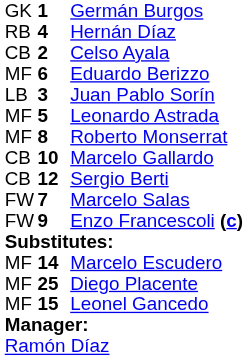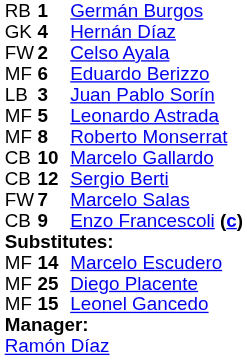(18, 10) GK -> (18, 10) RB
(18, 31) RB -> (18, 31) GK
(18, 52) CB -> (19, 52) FW
(19, 220) FW -> (18, 220) CB
